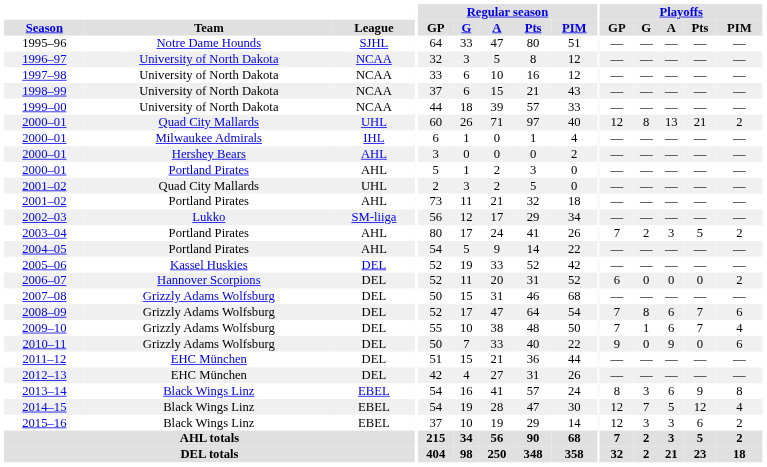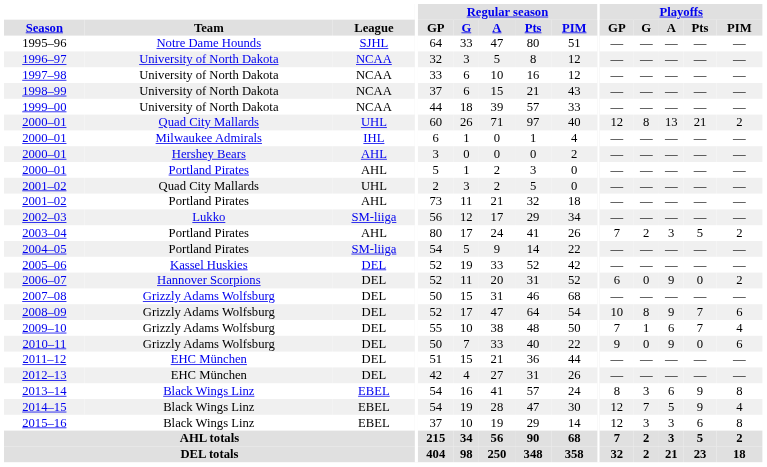(374, 249) AHL -> (374, 249) SM-liiga
(671, 280) 0 -> (671, 280) 9
(617, 312) 7 -> (617, 312) 10
(671, 312) 6 -> (671, 312) 9
(700, 407) 12 -> (700, 407) 9
(739, 422) 2 -> (739, 422) 8
